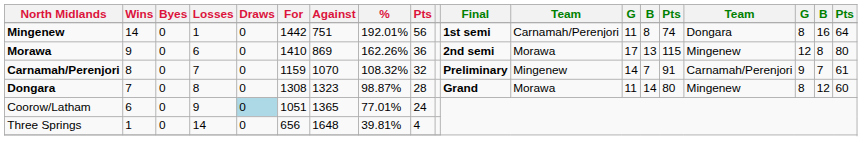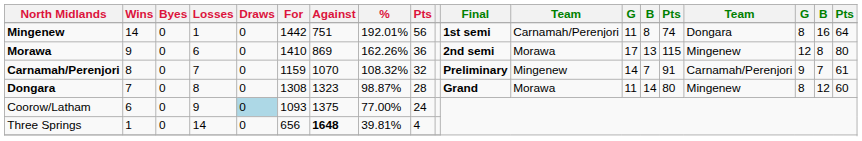(293, 107) 1051 -> (293, 107) 1093
(325, 107) 1365 -> (325, 107) 1375
(381, 107) 77.01% -> (381, 107) 77.00%
(325, 125) normal -> (325, 125) bold
